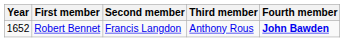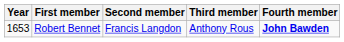(18, 28) 1652 -> (18, 28) 1653
